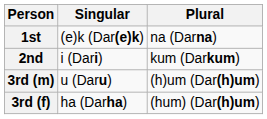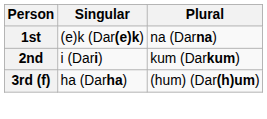- row: (31, 80)
